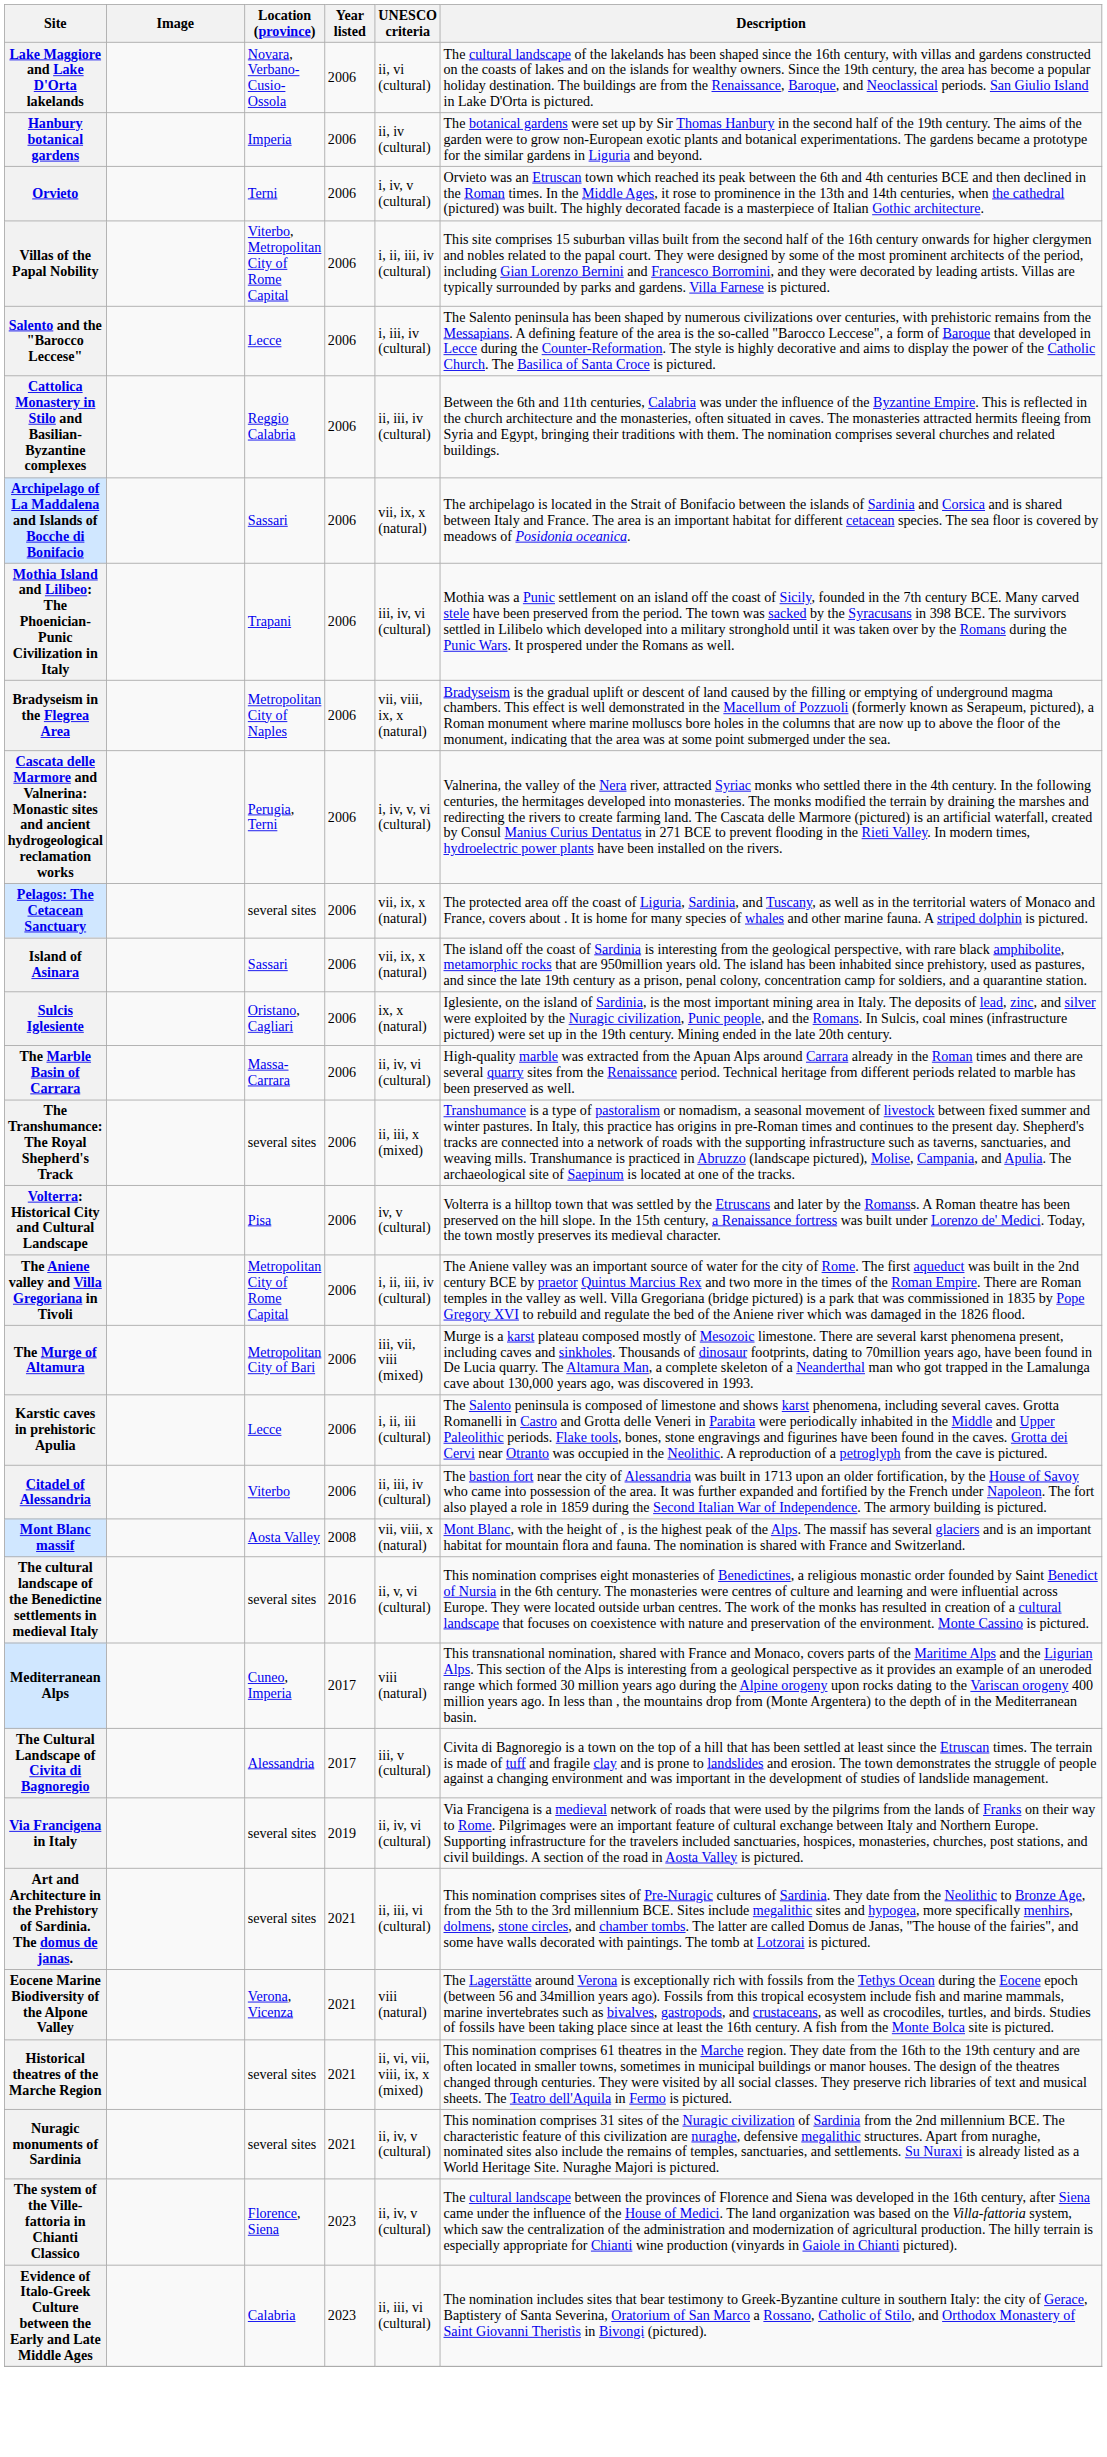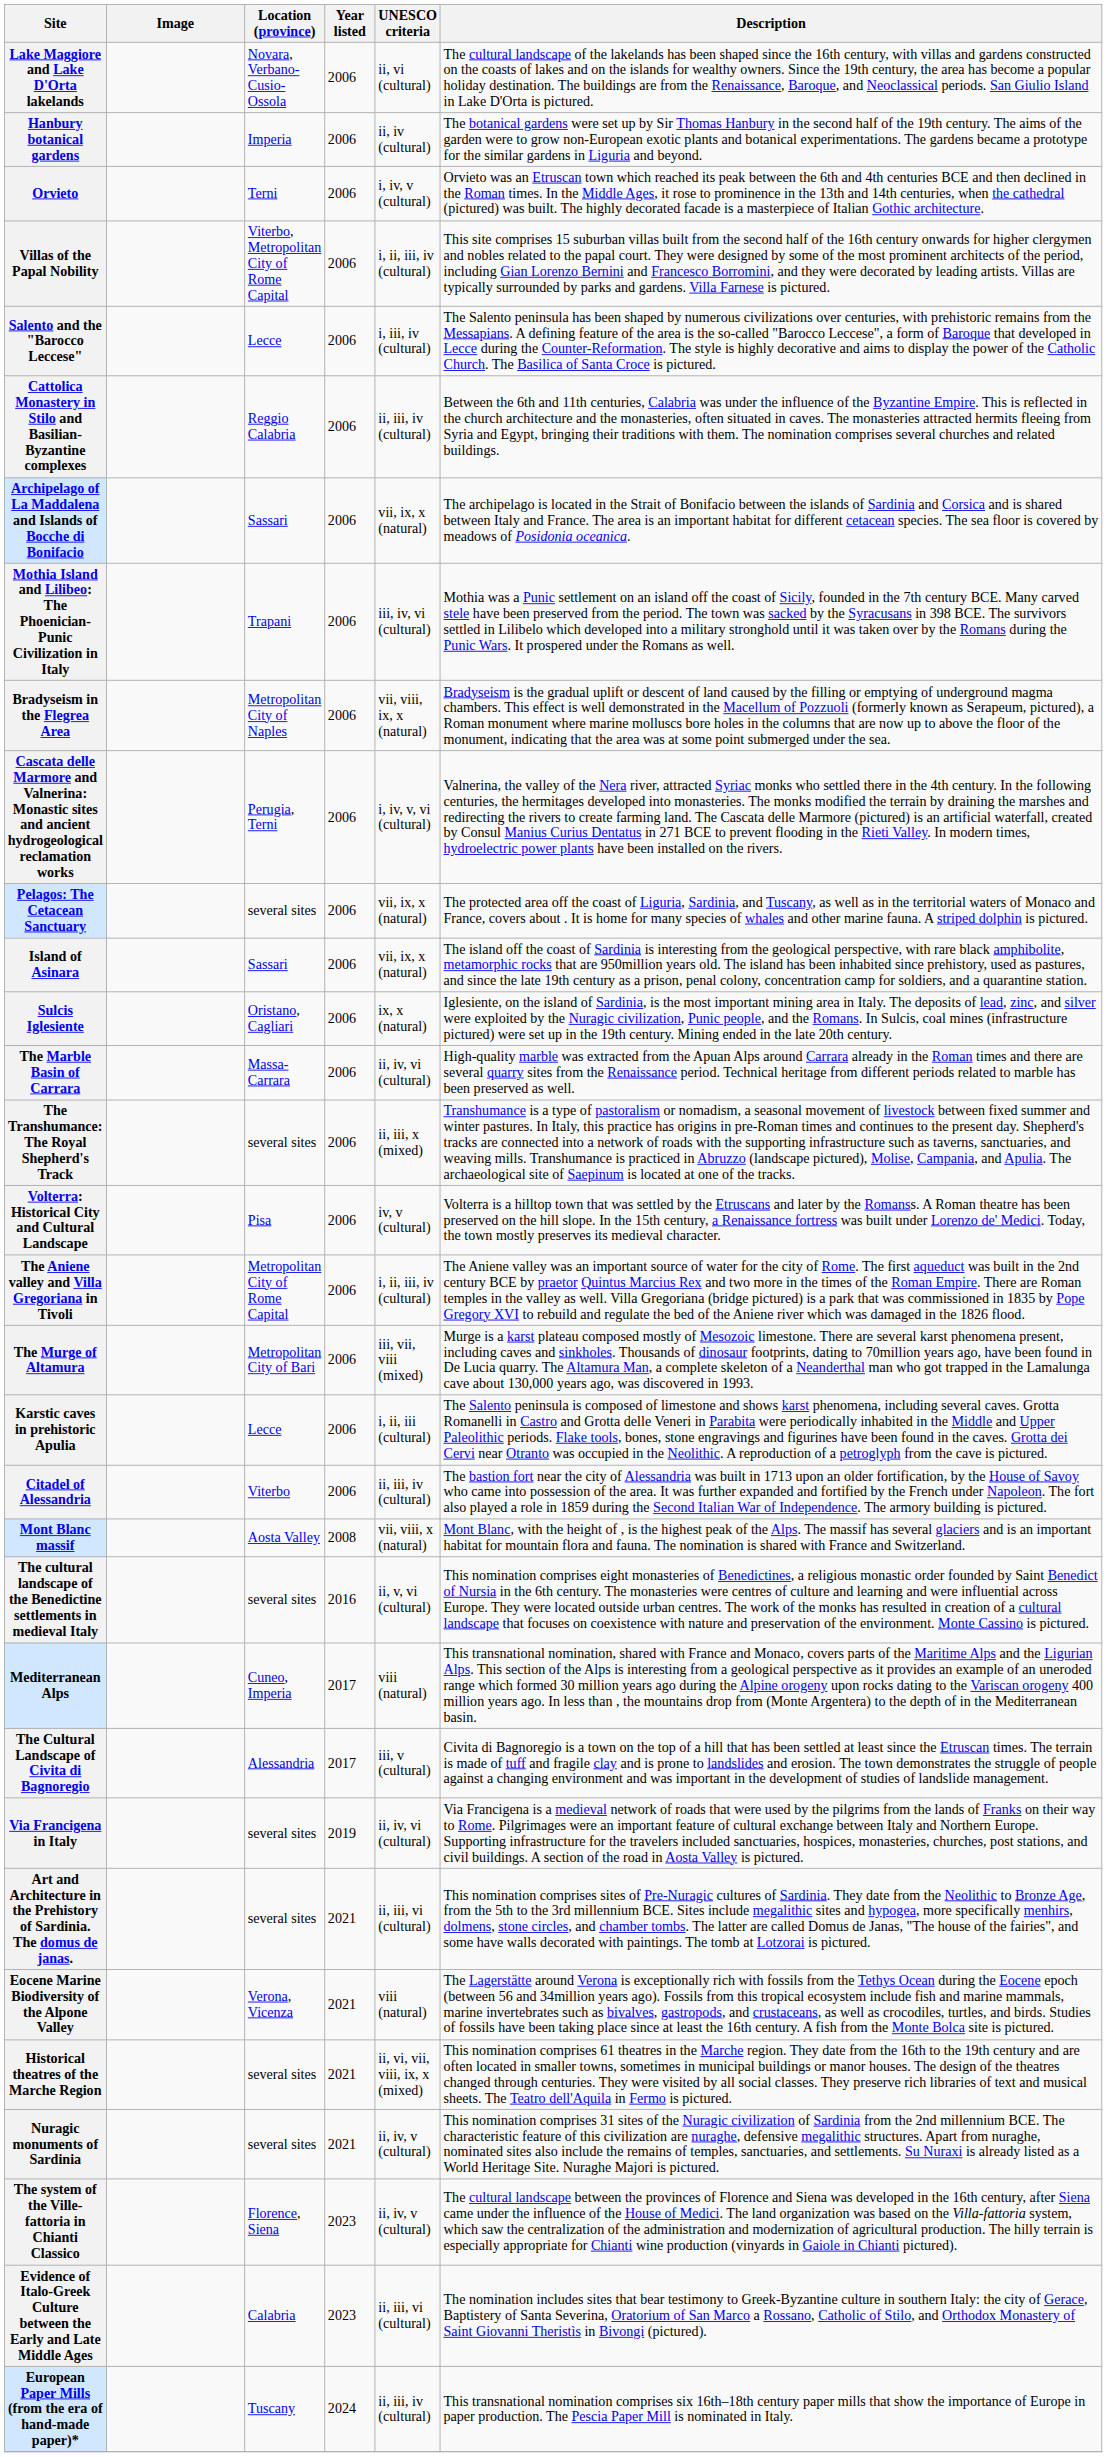+ row: (55, 2409)
